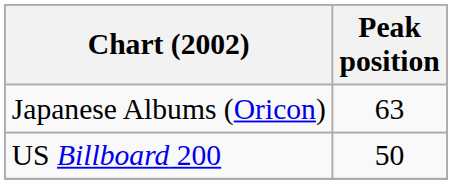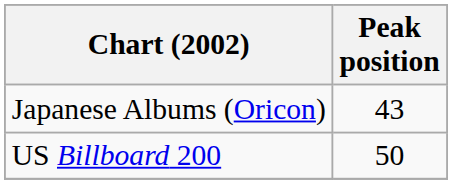(390, 108) 63 -> (390, 108) 43
